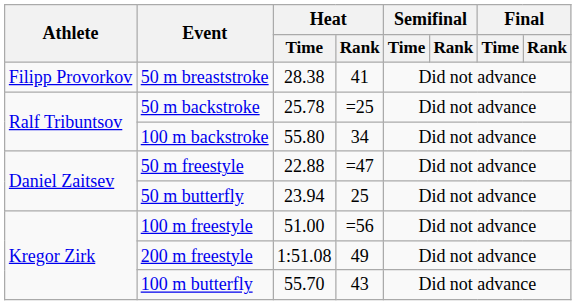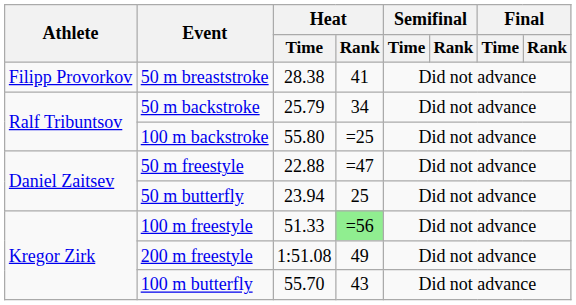(304, 107) 25.78 -> (304, 107) 25.79
(360, 107) =25 -> (360, 107) 34
(360, 136) 34 -> (360, 136) =25
(304, 225) 51.00 -> (304, 225) 51.33
(360, 225) no background -> (360, 225) lightgreen background
